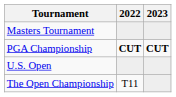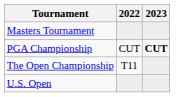(130, 48) bold -> (129, 48) normal
rows swapped: (29, 66) <-> (60, 83)
